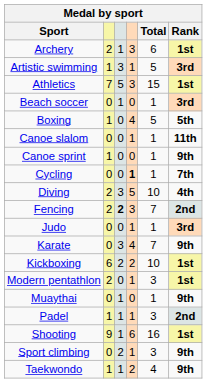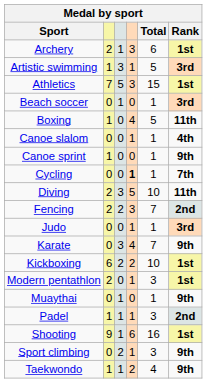(185, 120) 5th -> (185, 120) 11th
(185, 138) 11th -> (185, 138) 4th
(185, 192) 4th -> (185, 192) 11th
(121, 209) bold -> (121, 209) normal
